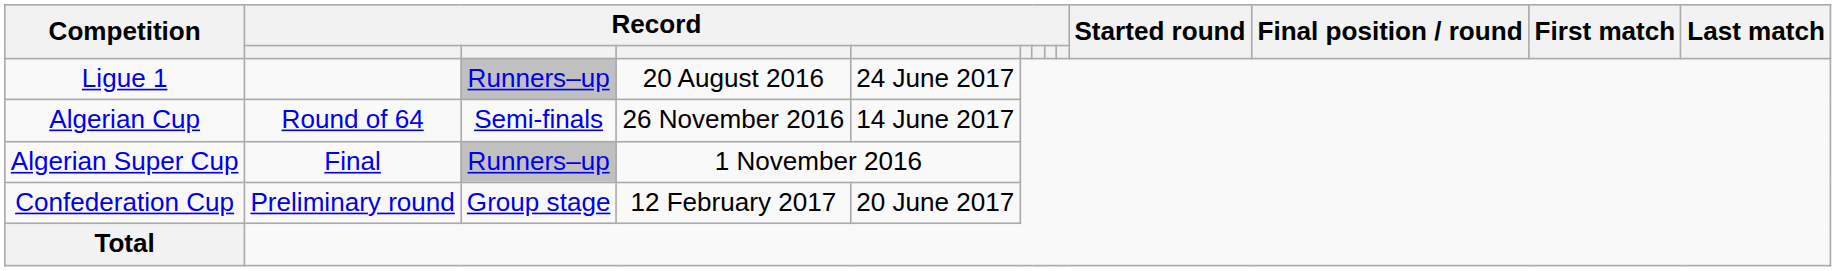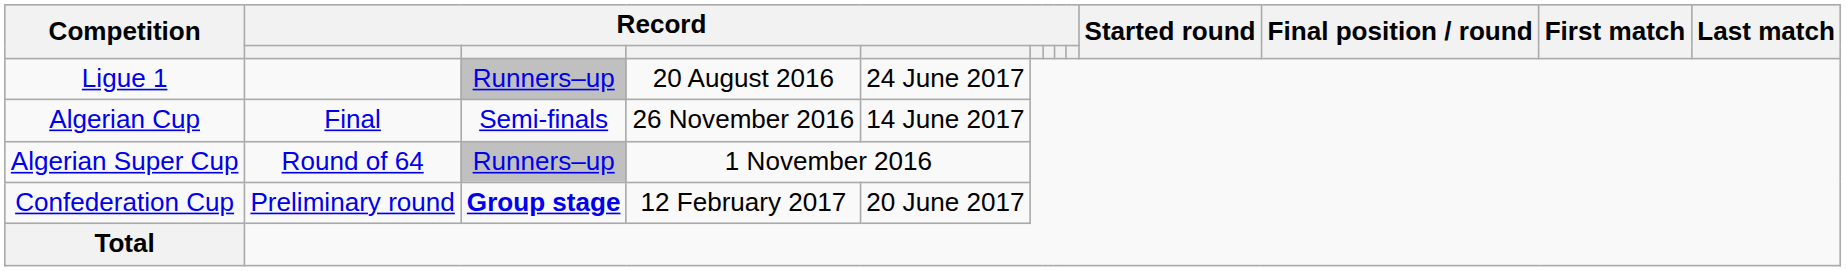(353, 119) Round of 64 -> (353, 119) Final
(353, 161) Final -> (353, 161) Round of 64
(539, 202) normal -> (544, 202) bold
